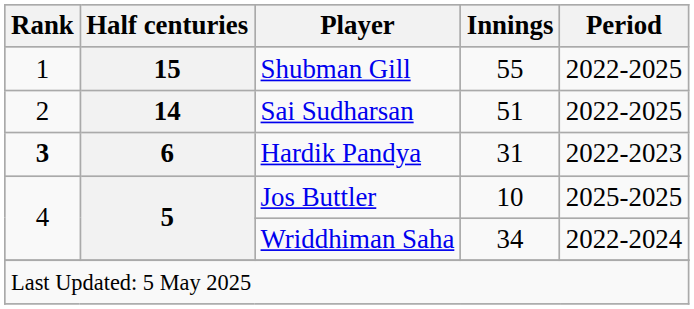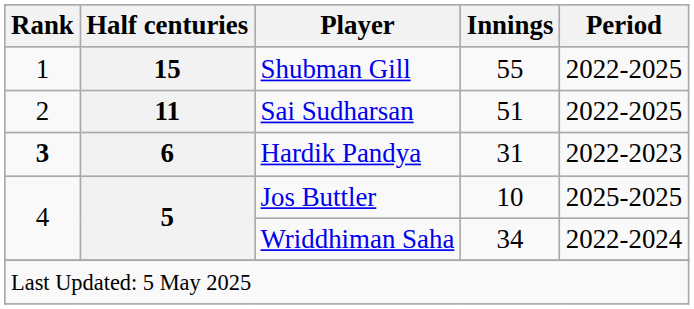(167, 111) 14 -> (167, 111) 11
